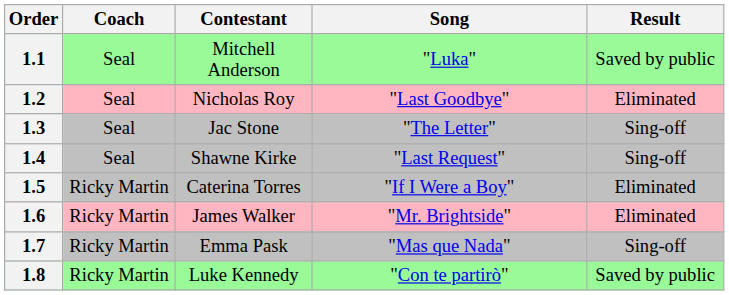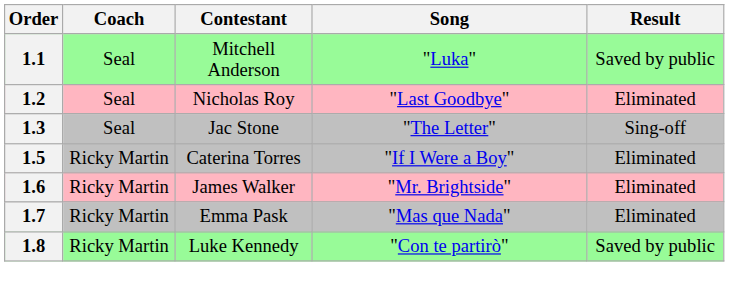- row: (34, 157)
(655, 246) Sing-off -> (655, 216) Eliminated
